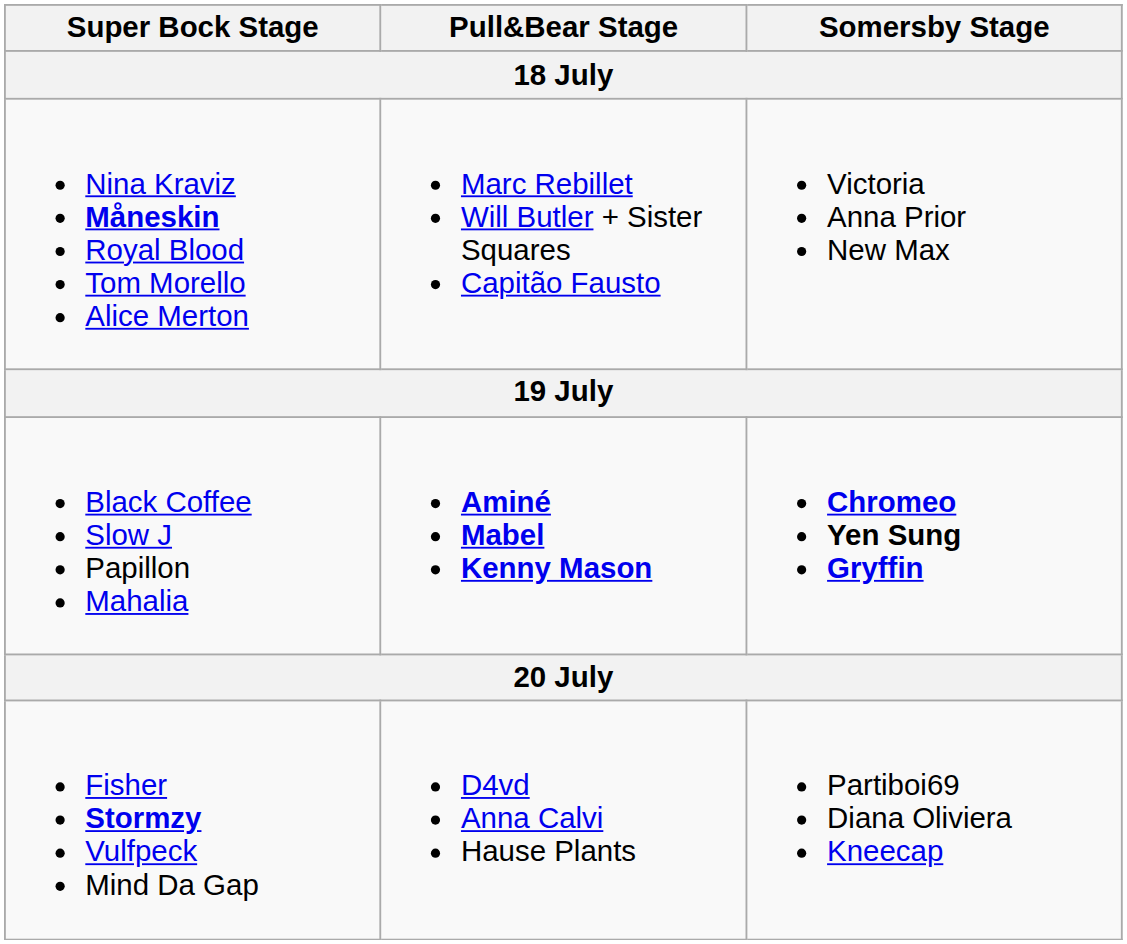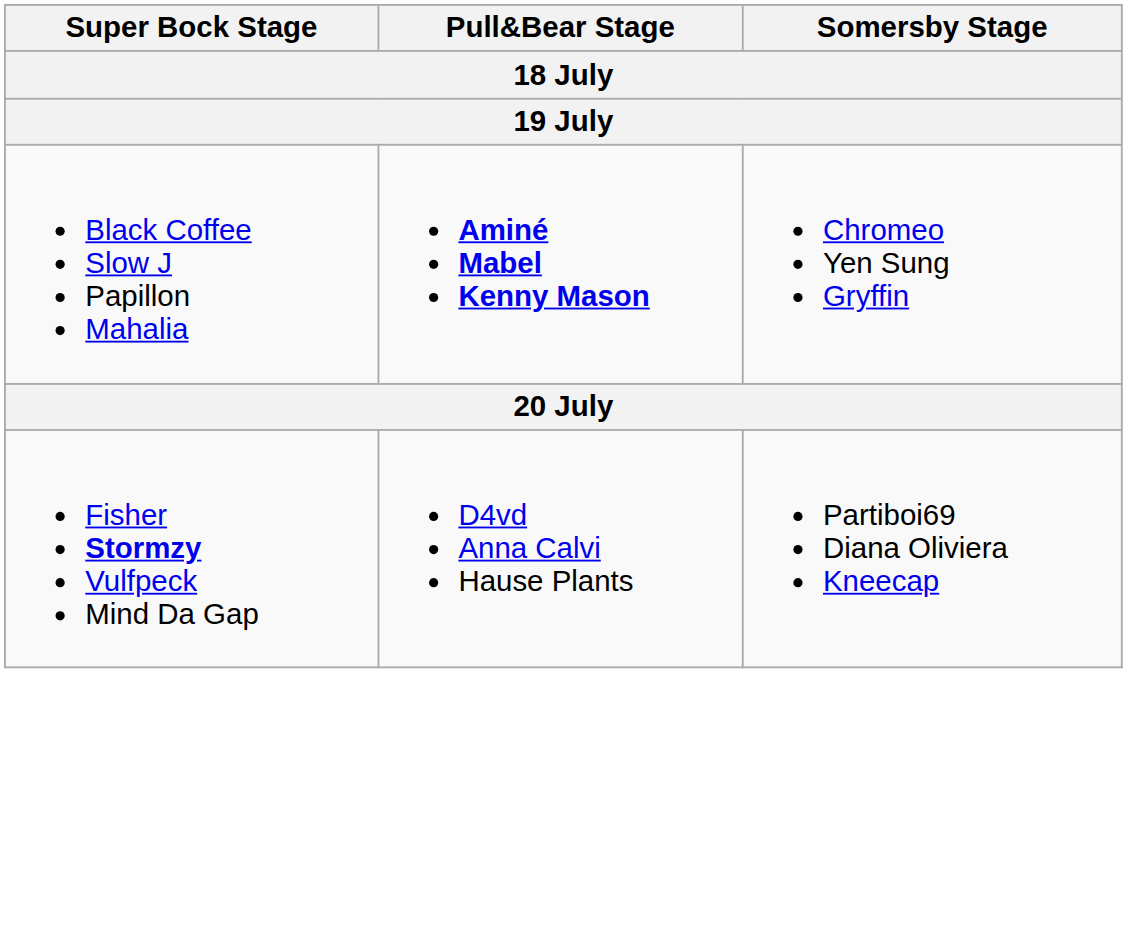- row: (193, 250)
(934, 535) bold -> (932, 264) normal
